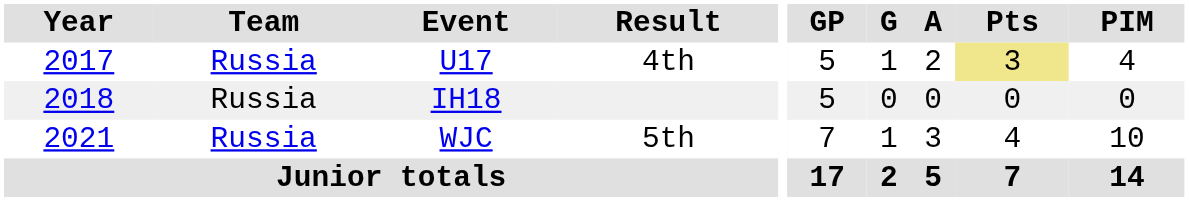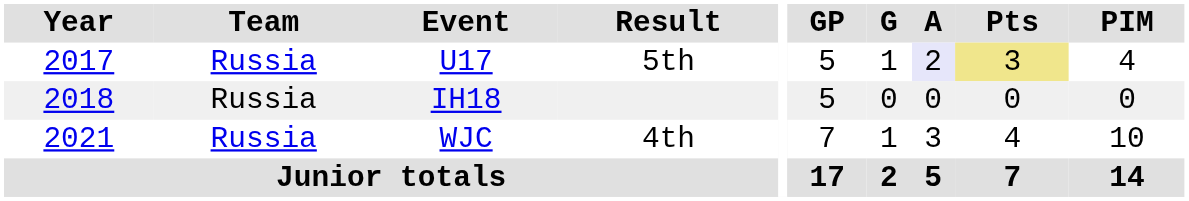(669, 62) 4th -> (669, 62) 5th
(933, 62) no background -> (933, 62) lavender background
(669, 139) 5th -> (669, 139) 4th
